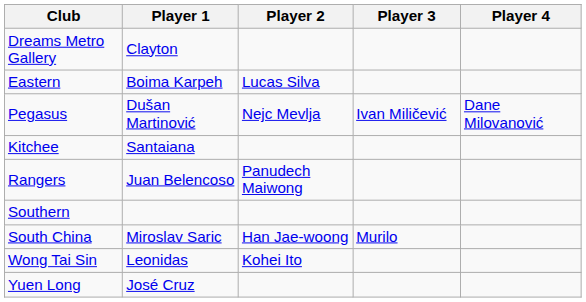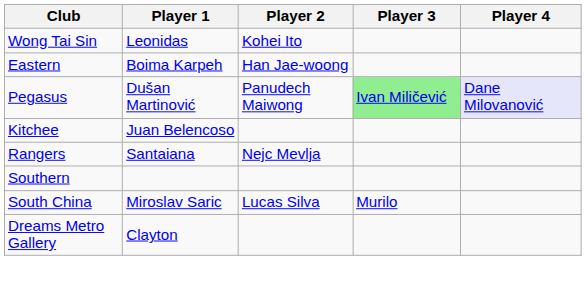rows swapped: (56, 49) <-> (52, 260)
(281, 81) Lucas Silva -> (295, 64) Han Jae-woong
(281, 114) Nejc Mevlja -> (276, 97) Panudech Maiwong
(401, 114) no background -> (401, 97) lightgreen background
(504, 114) no background -> (504, 97) lavender background
(160, 147) Santaiana -> (180, 130) Juan Belencoso
(180, 179) Juan Belencoso -> (160, 154) Santaiana
(276, 179) Panudech Maiwong -> (281, 154) Nejc Mevlja
(295, 236) Han Jae-woong -> (281, 202) Lucas Silva
- row: (44, 284)
